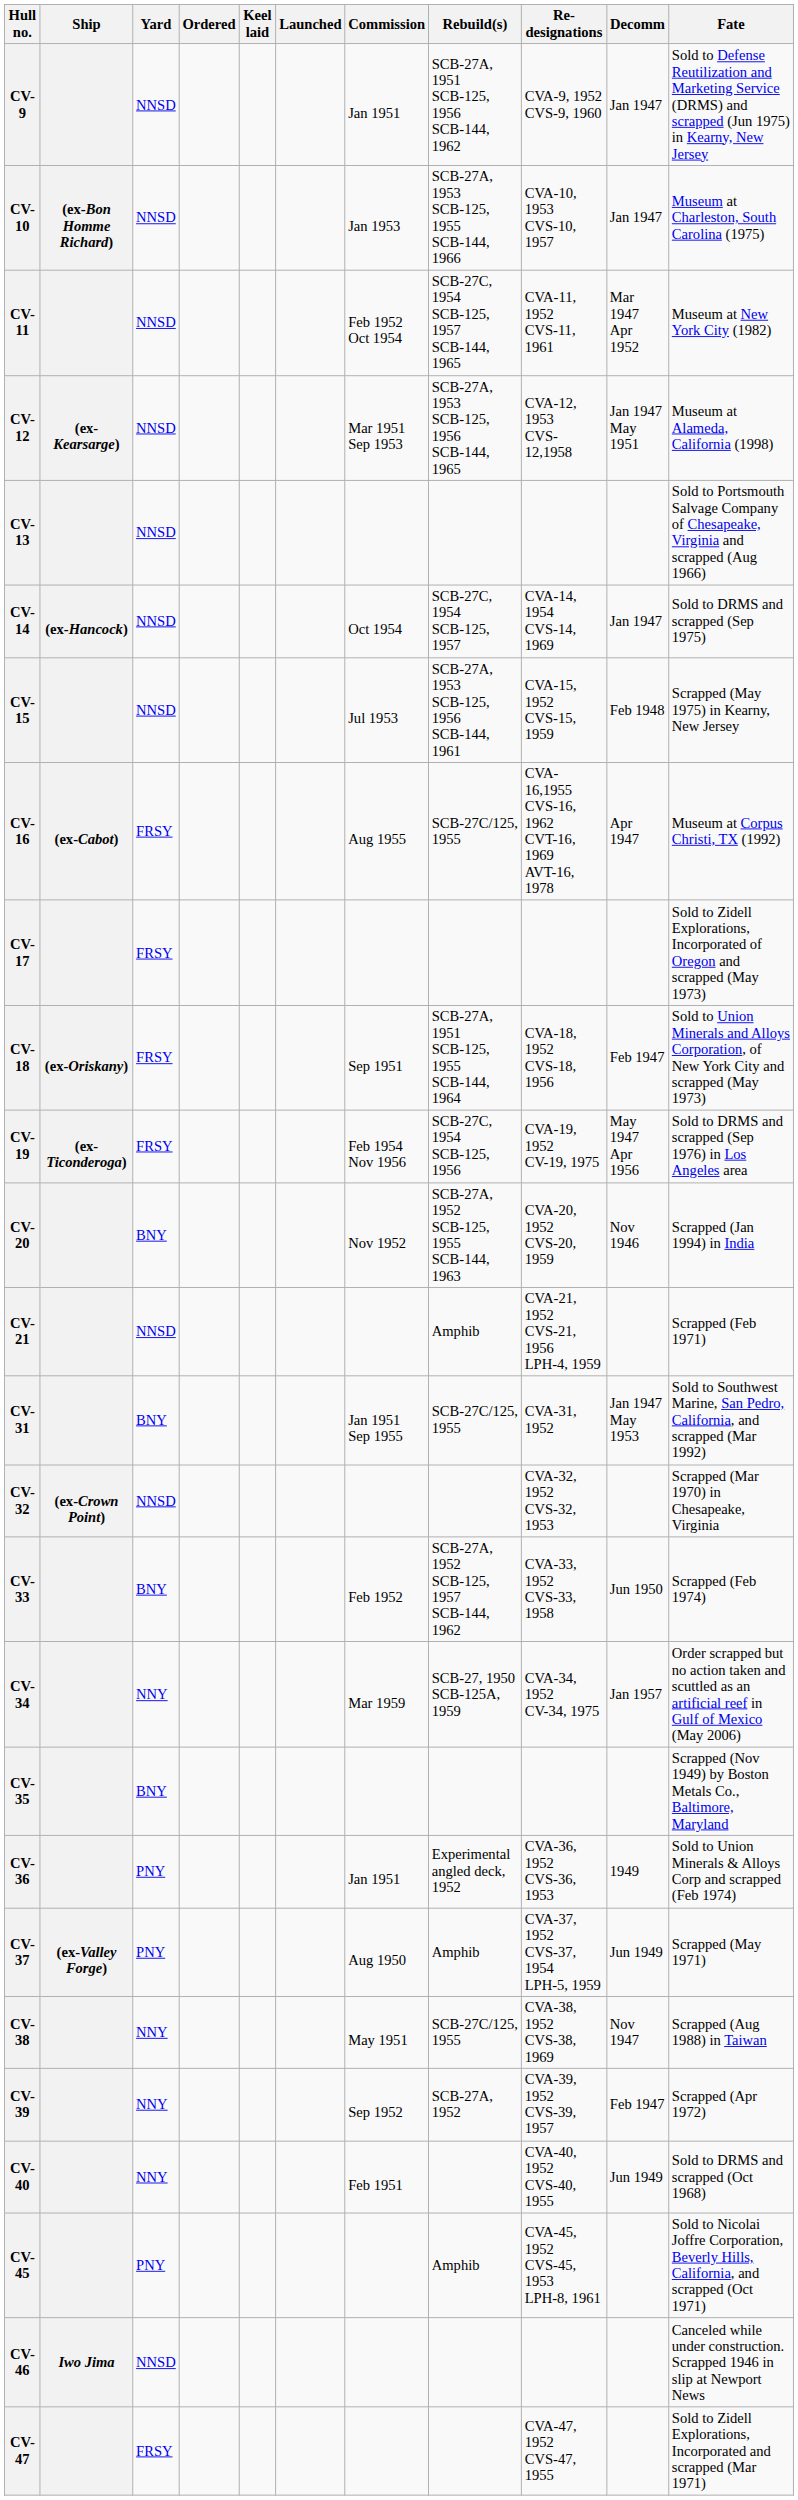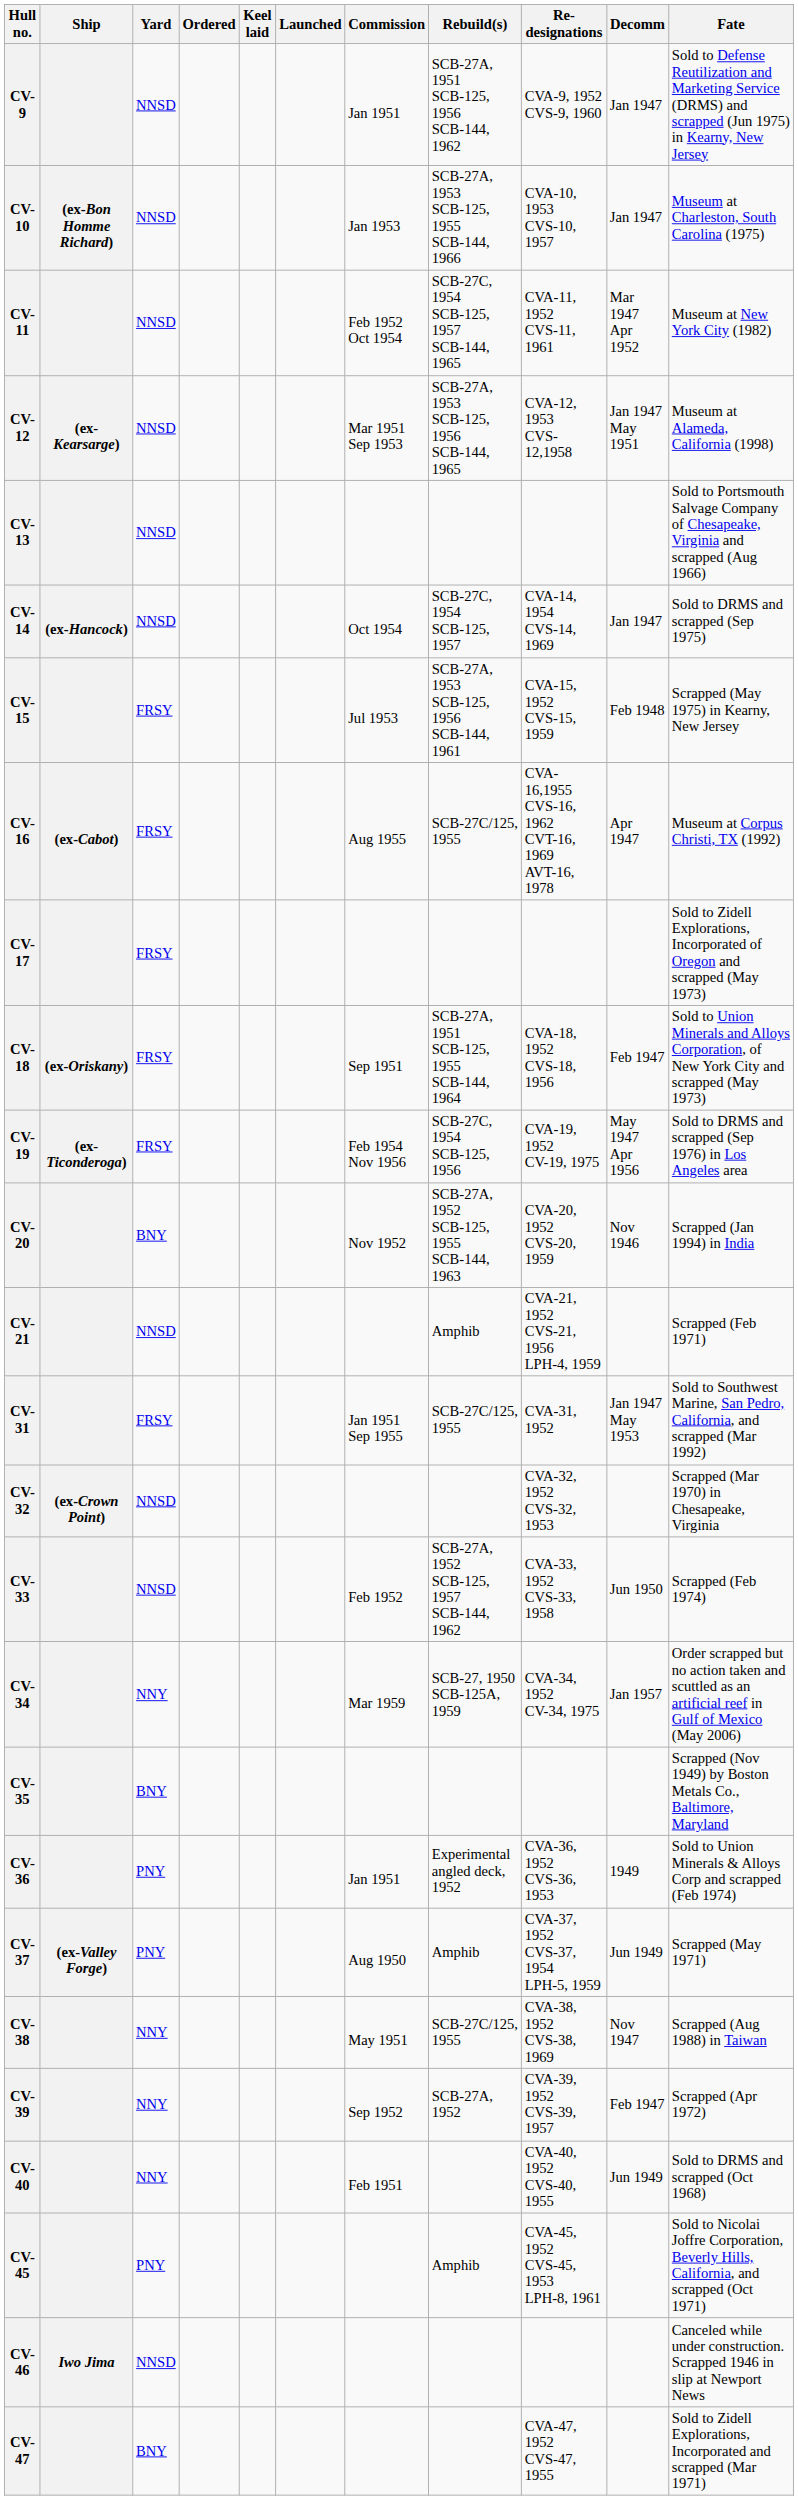(156, 710) NNSD -> (154, 710) FRSY
(151, 1420) BNY -> (154, 1420) FRSY
(151, 1589) BNY -> (156, 1589) NNSD
(154, 2450) FRSY -> (151, 2450) BNY
